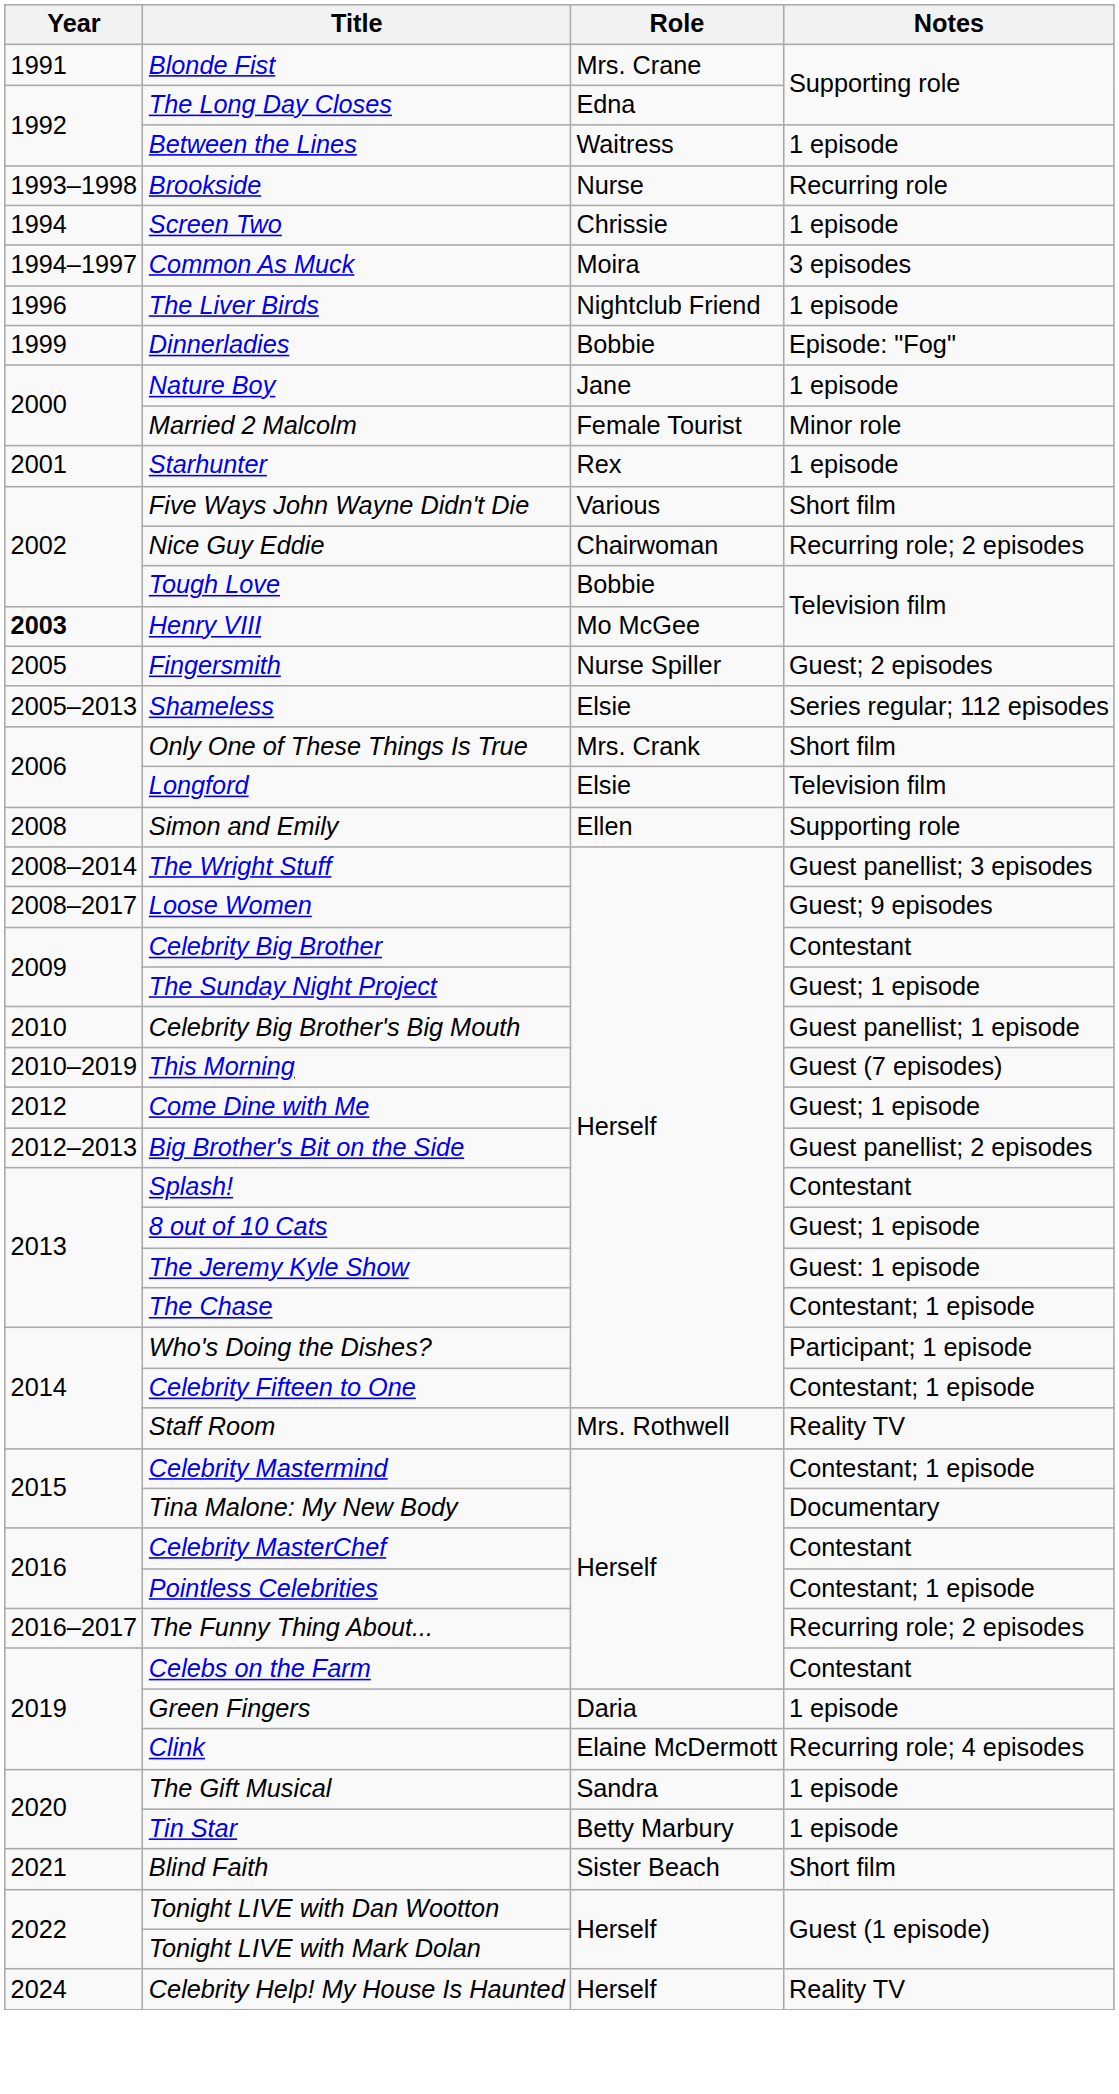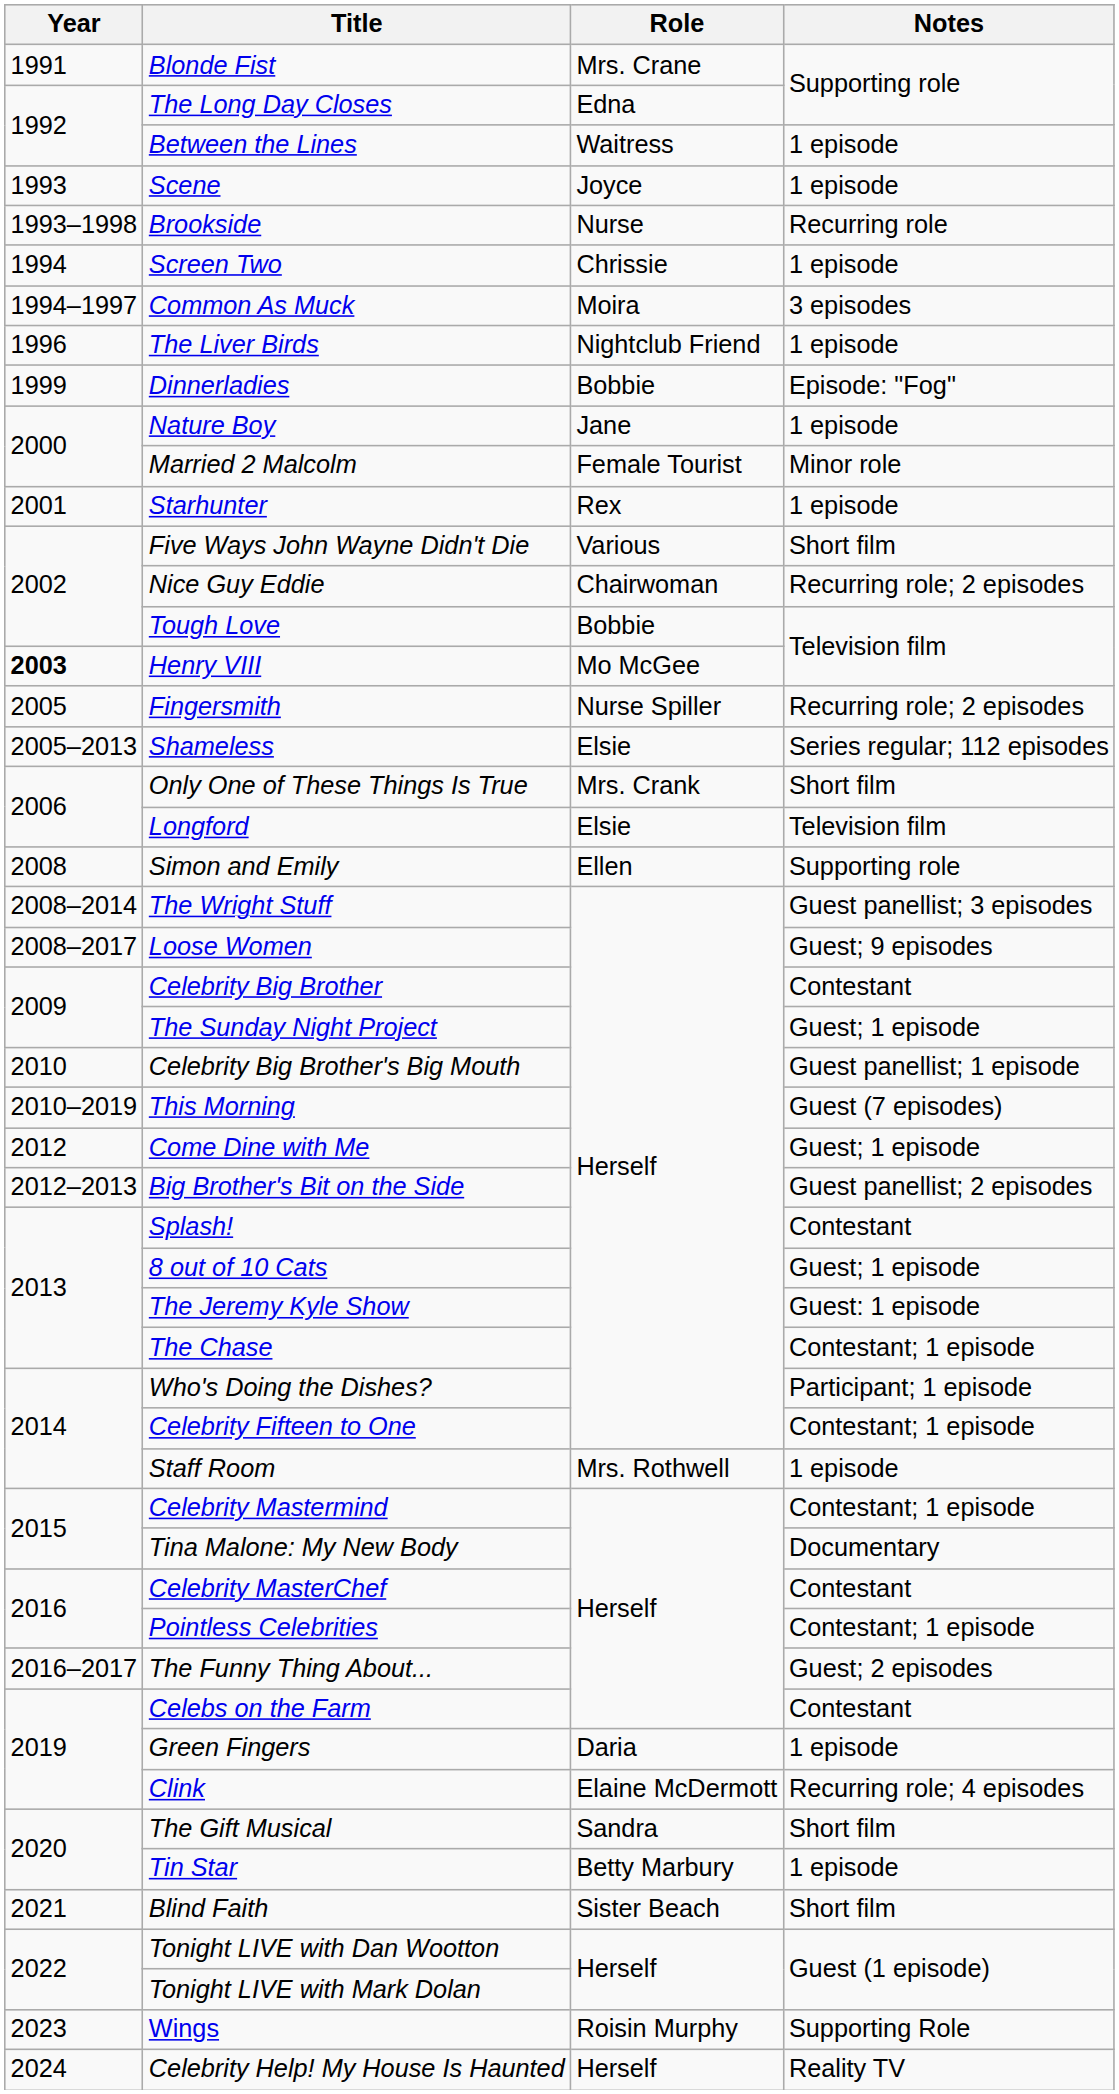+ row: (185, 184)
(891, 666) Guest; 2 episodes -> (936, 706) Recurring role; 2 episodes
(847, 1427) Reality TV -> (844, 1467) 1 episode
(936, 1628) Recurring role; 2 episodes -> (891, 1668) Guest; 2 episodes
(844, 1788) 1 episode -> (842, 1828) Short film
+ row: (184, 2029)
